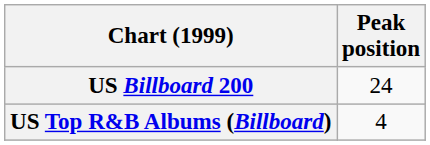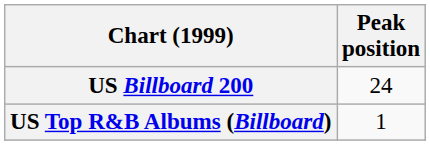(381, 121) 4 -> (381, 121) 1
